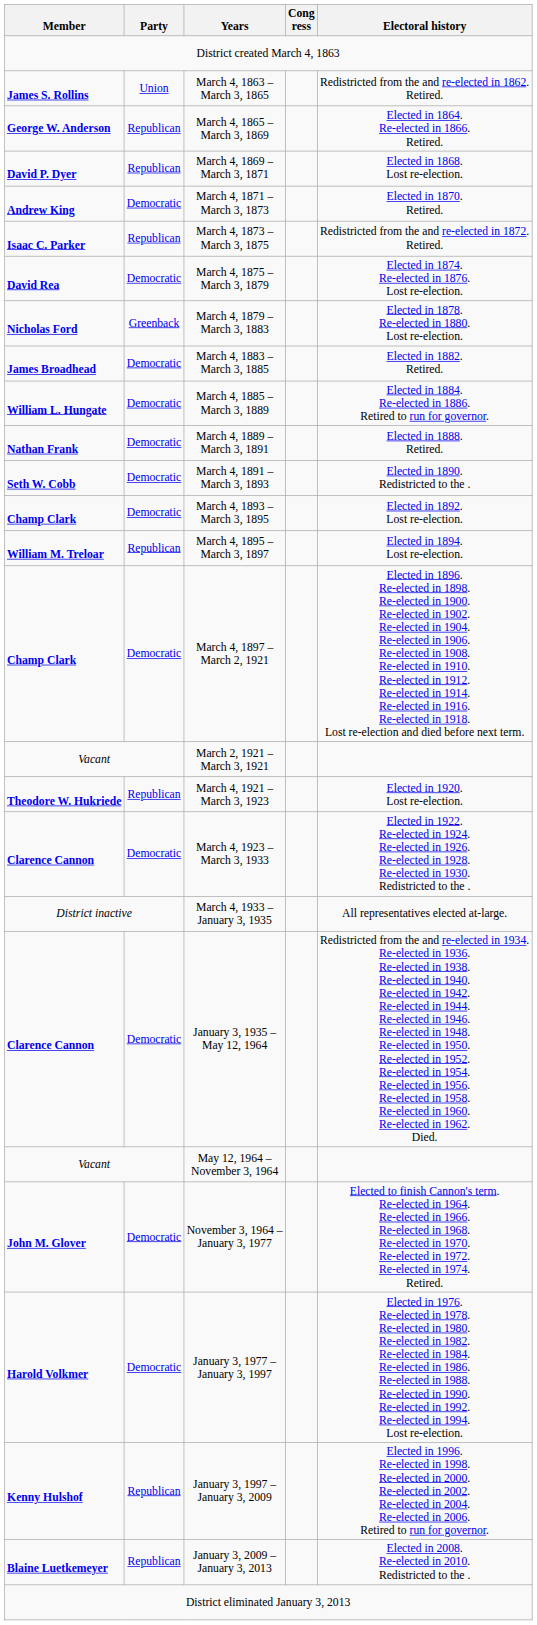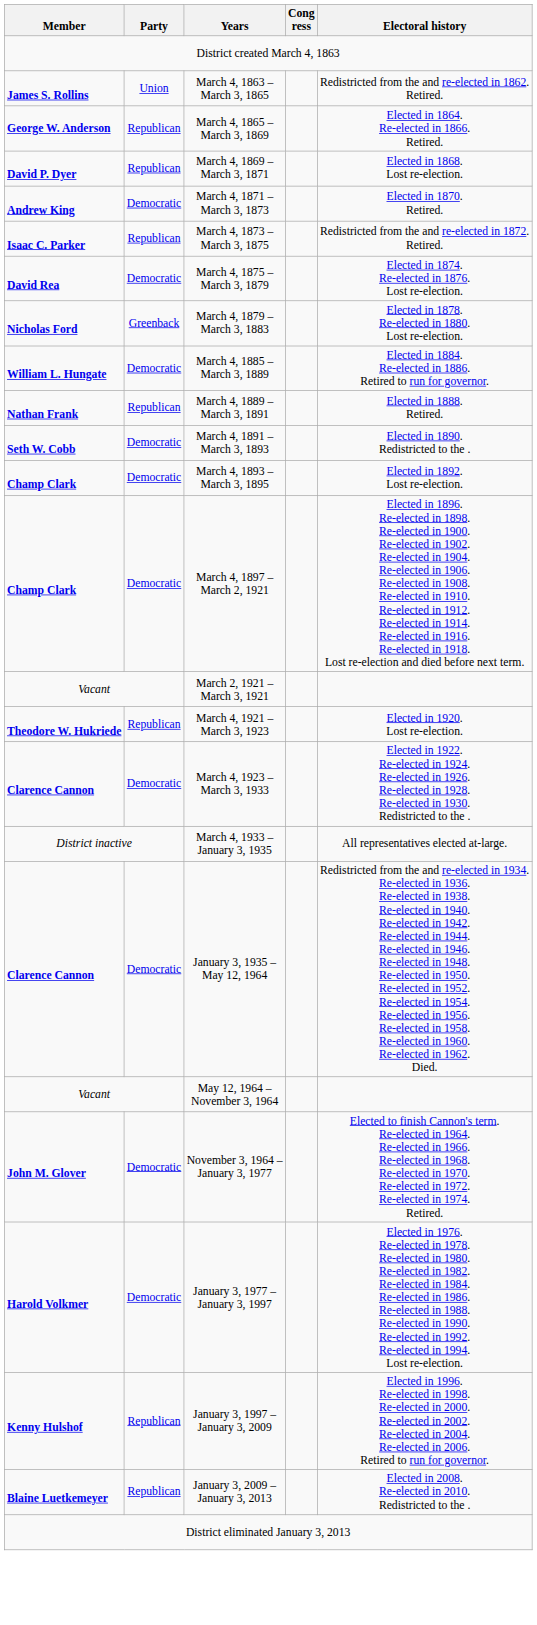- row: (235, 363)
(154, 443) Democratic -> (154, 408) Republican
- row: (235, 548)
